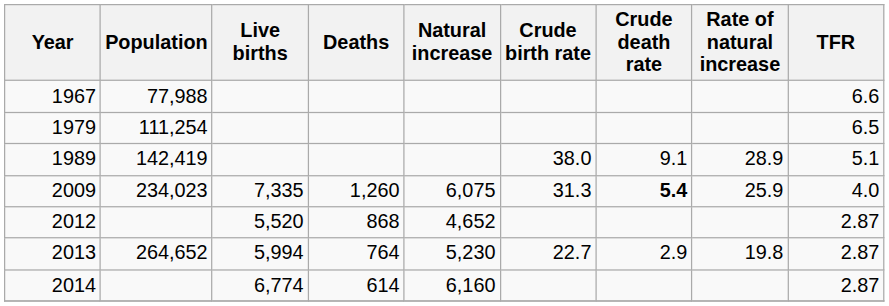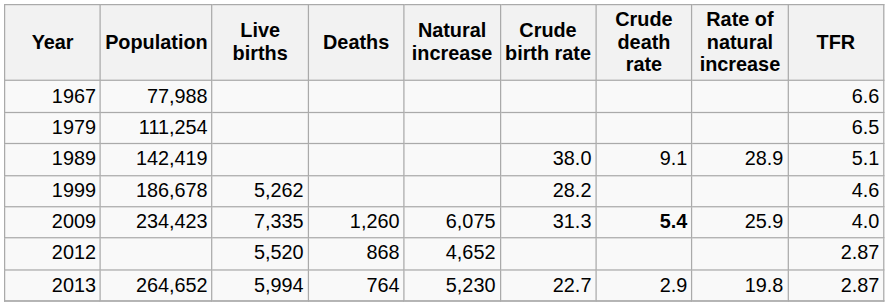+ row: (74, 190)
(172, 190) 234,023 -> (172, 222) 234,423
- row: (74, 285)
